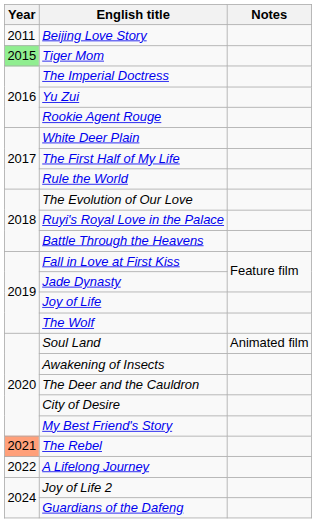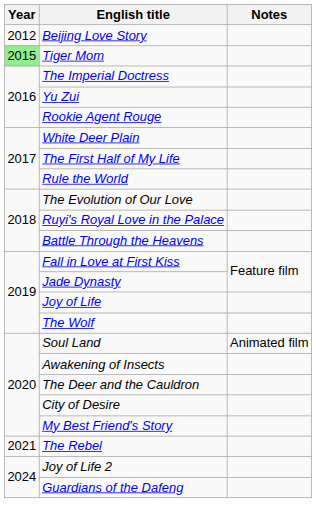(21, 35) 2011 -> (22, 35) 2012
(22, 446) lightsalmon background -> (22, 446) no background
- row: (96, 466)
